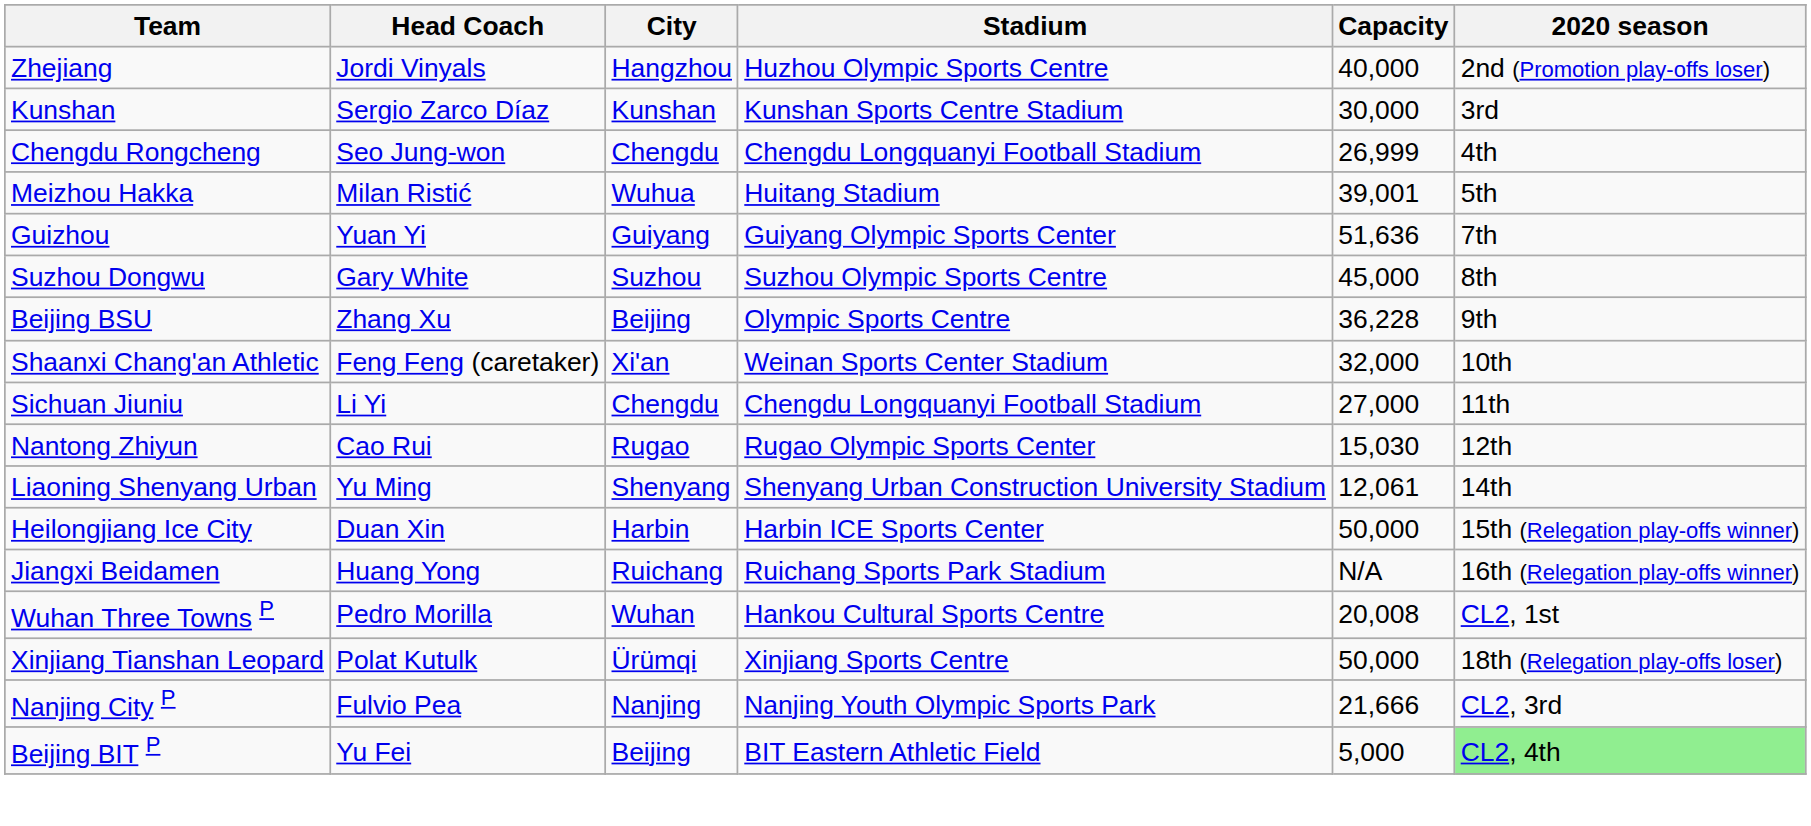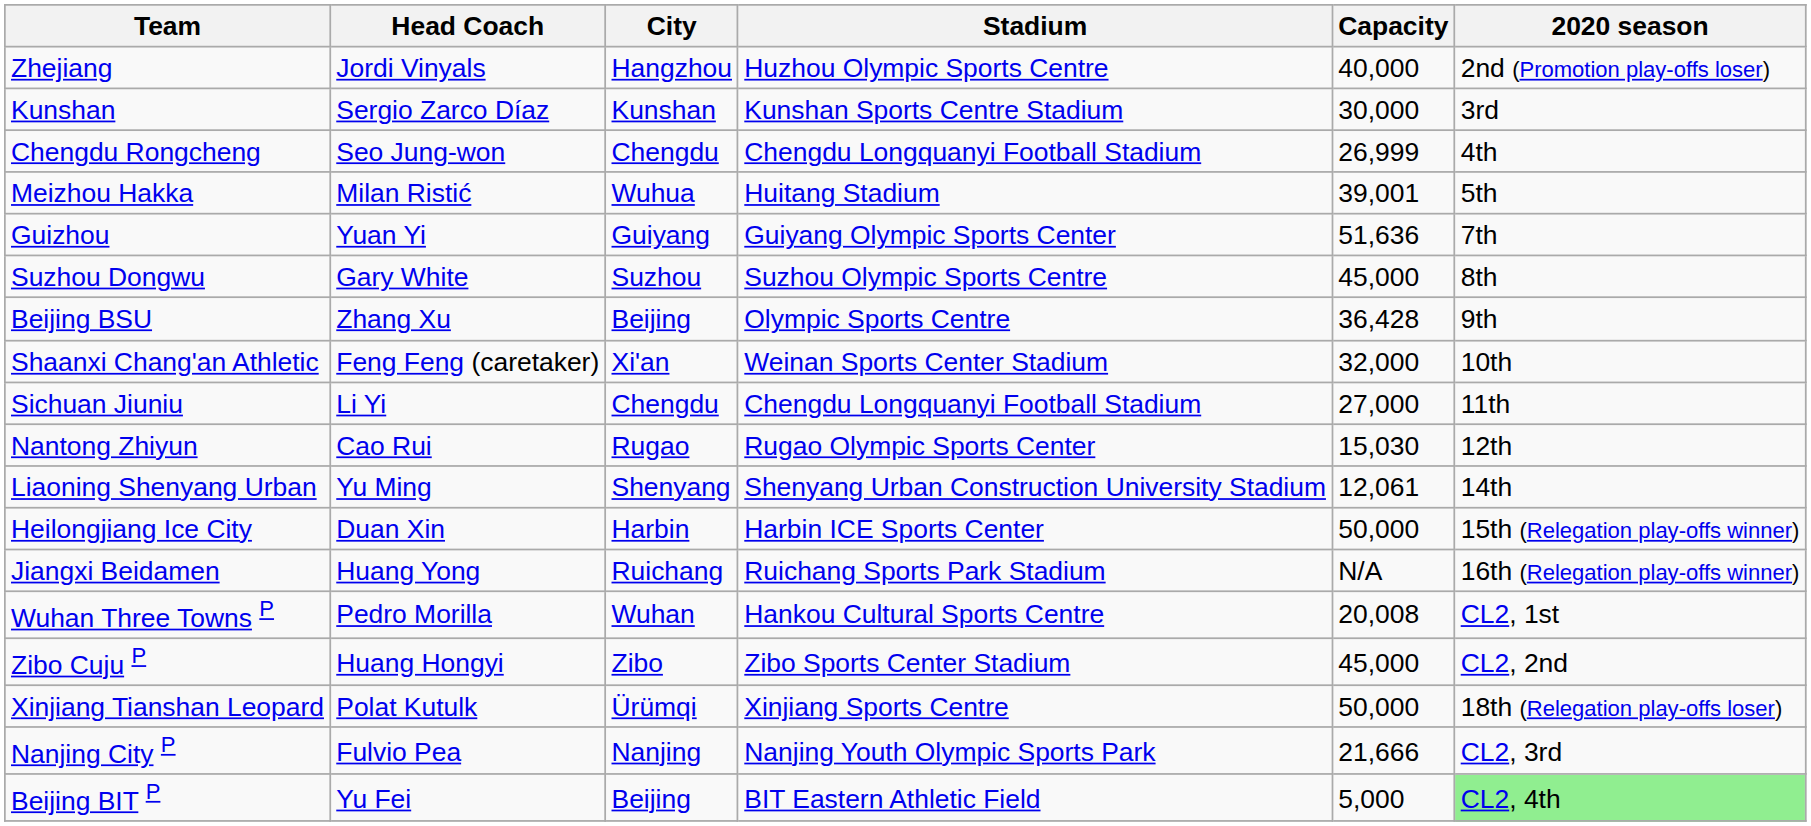(1379, 319) 36,228 -> (1379, 319) 36,428
+ row: (79, 662)
